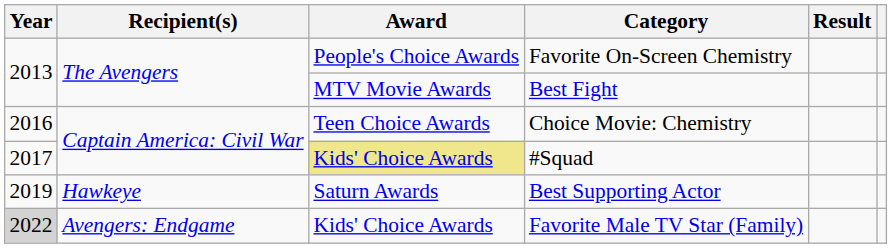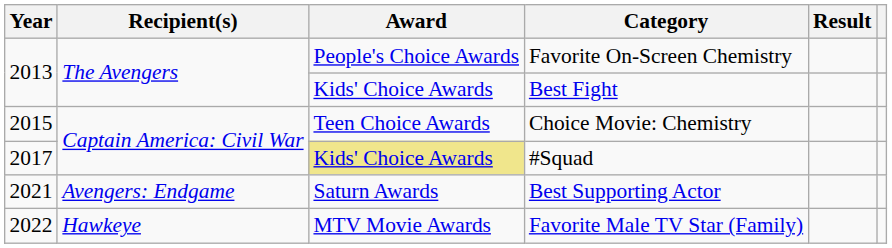(402, 89) MTV Movie Awards -> (403, 89) Kids' Choice Awards
(31, 123) 2016 -> (31, 123) 2015
(31, 191) 2019 -> (31, 191) 2021
(102, 191) Hawkeye -> (148, 191) Avengers: Endgame
(31, 225) lightgrey background -> (31, 225) no background
(148, 225) Avengers: Endgame -> (102, 225) Hawkeye
(403, 225) Kids' Choice Awards -> (402, 225) MTV Movie Awards
